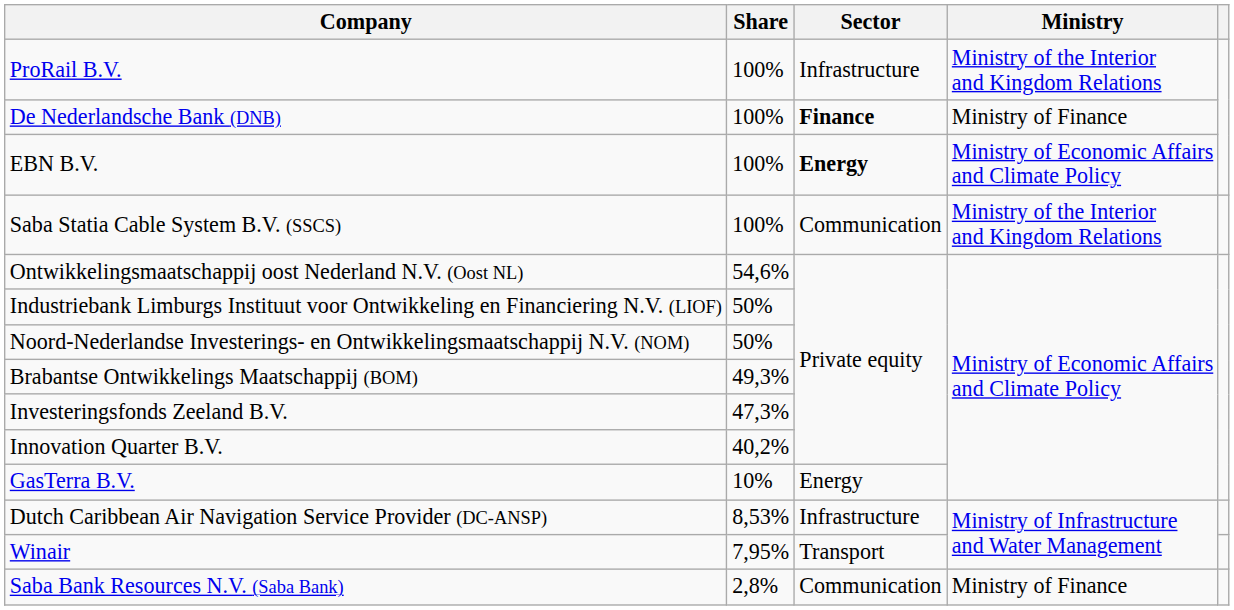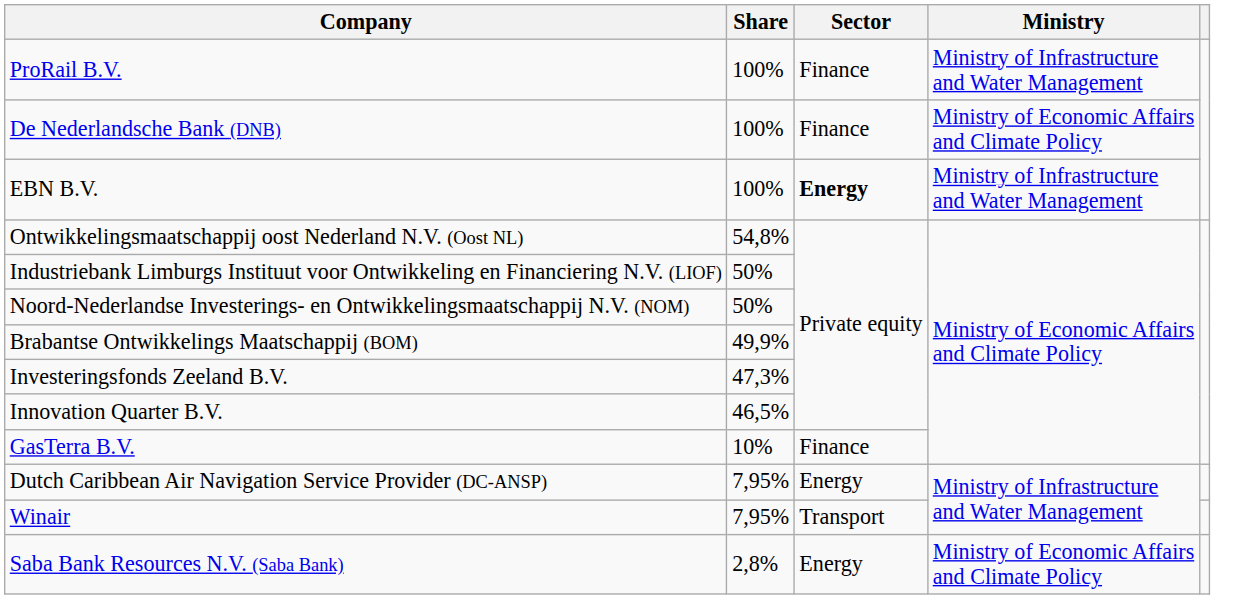(859, 69) Infrastructure -> (834, 69) Finance
(1057, 69) Ministry of the Interior and Kingdom Relations -> (1046, 69) Ministry of Infrastructure and Water Management
(837, 116) bold -> (834, 129) normal
(1040, 116) Ministry of Finance -> (1064, 129) Ministry of Economic Affairs and Climate Policy
(1083, 164) Ministry of Economic Affairs and Climate Policy -> (1046, 189) Ministry of Infrastructure and Water Management
- row: (175, 224)
(761, 271) 54,6% -> (761, 236) 54,8%
(761, 376) 49,3% -> (761, 341) 49,9%
(761, 446) 40,2% -> (761, 411) 46,5%
(831, 481) Energy -> (834, 446) Finance
(761, 516) 8,53% -> (761, 481) 7,95%
(859, 516) Infrastructure -> (831, 481) Energy
(870, 586) Communication -> (831, 564) Energy
(1040, 586) Ministry of Finance -> (1064, 564) Ministry of Economic Affairs and Climate Policy
